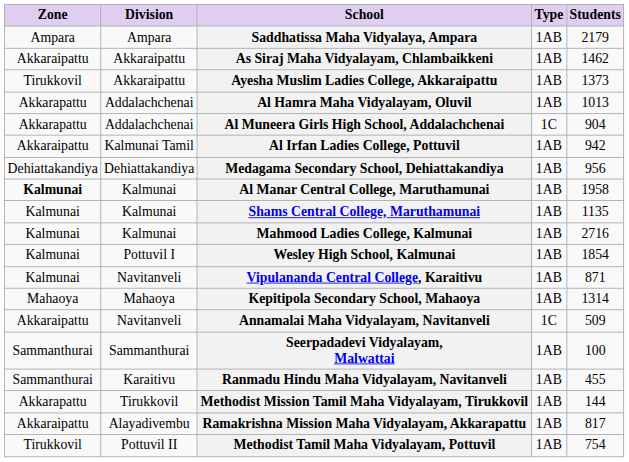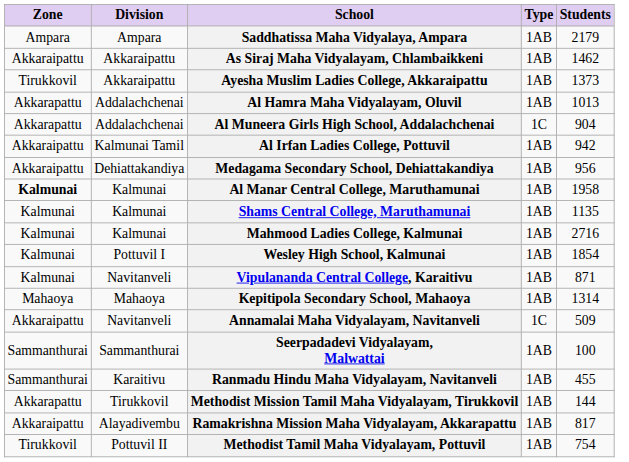(53, 168) Dehiattakandiya -> (48, 168) Akkaraipattu
